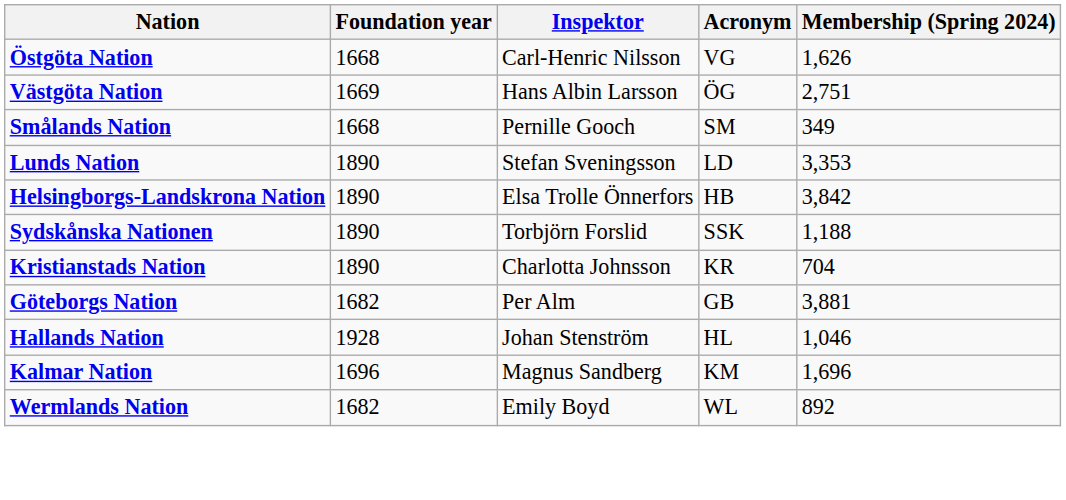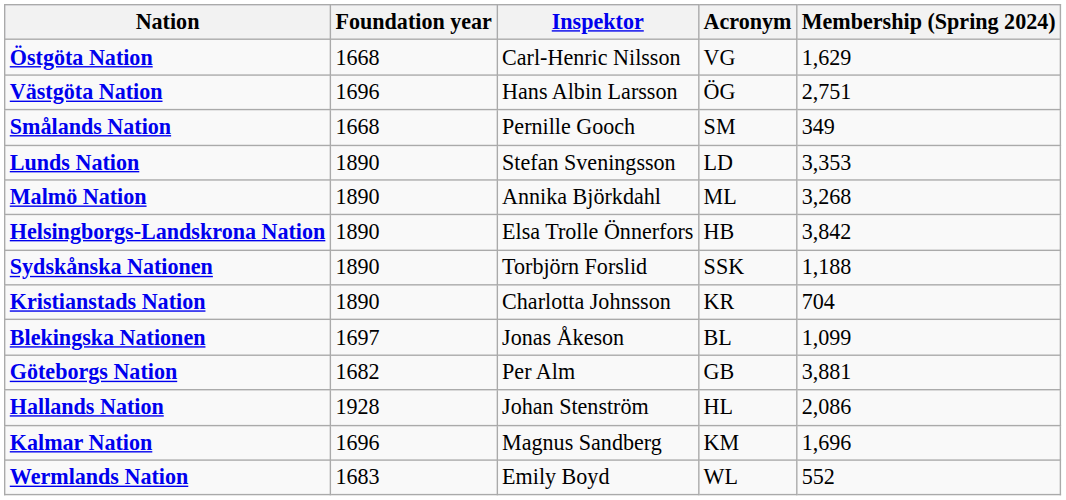(827, 57) 1,626 -> (827, 57) 1,629
(358, 92) 1669 -> (358, 92) 1696
+ row: (78, 197)
+ row: (108, 337)
(827, 337) 1,046 -> (827, 407) 2,086
(358, 407) 1682 -> (358, 477) 1683
(818, 407) 892 -> (818, 477) 552
